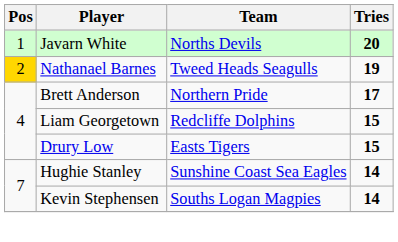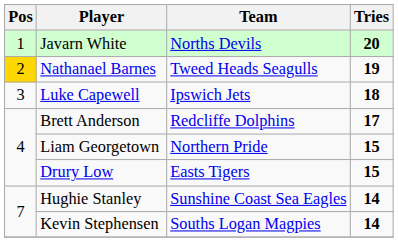+ row: (90, 95)
(219, 95) Northern Pride -> (232, 120) Redcliffe Dolphins
(232, 120) Redcliffe Dolphins -> (219, 146) Northern Pride
